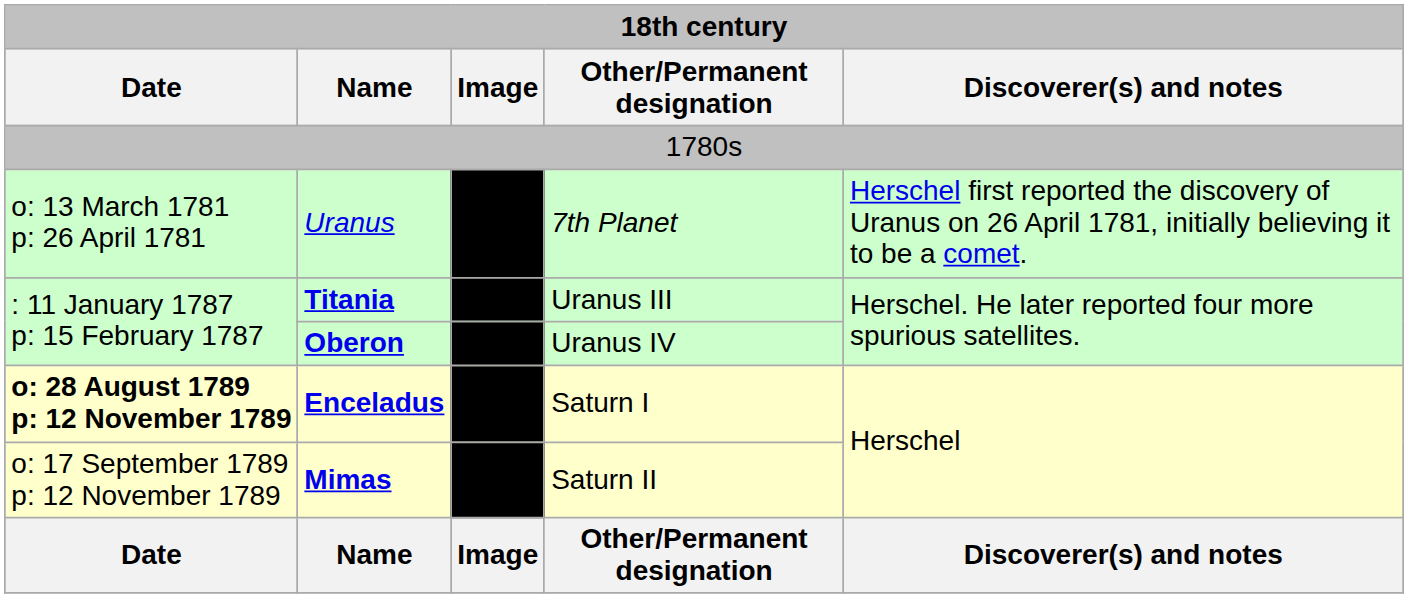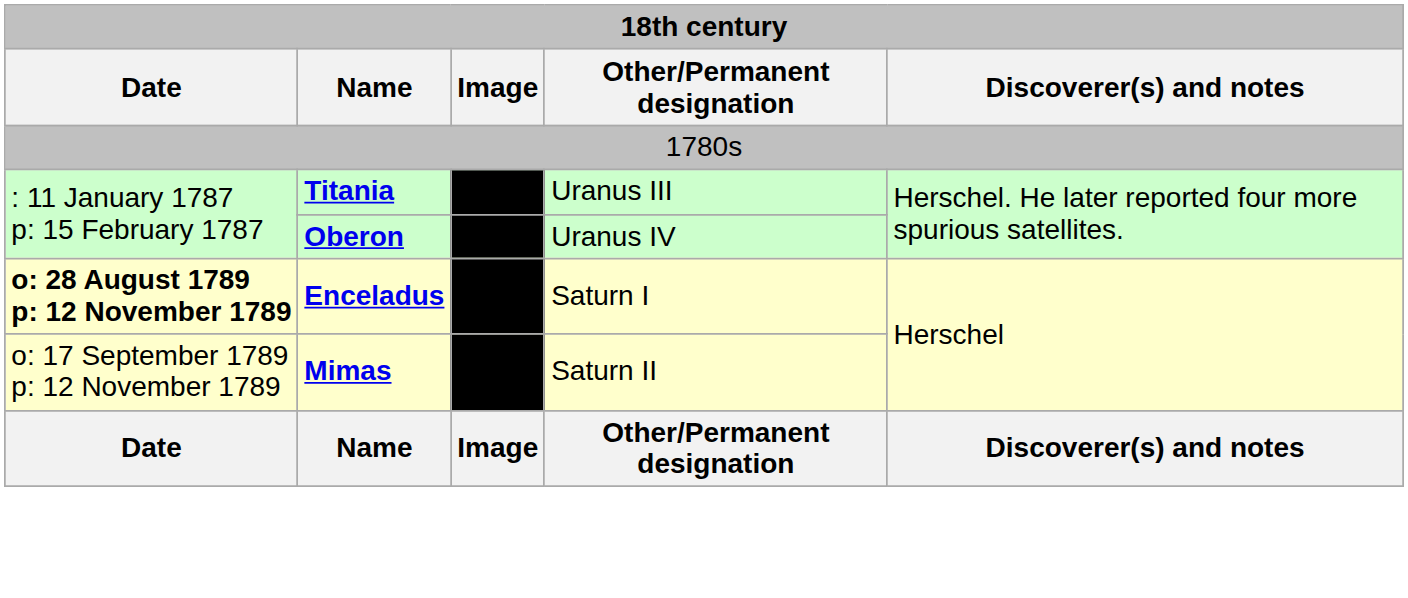- row: (350, 222)
